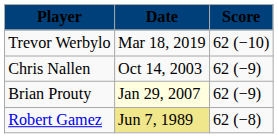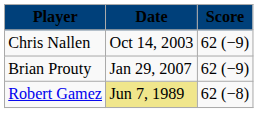- row: (59, 42)
(159, 94) lightyellow background -> (151, 68) no background
